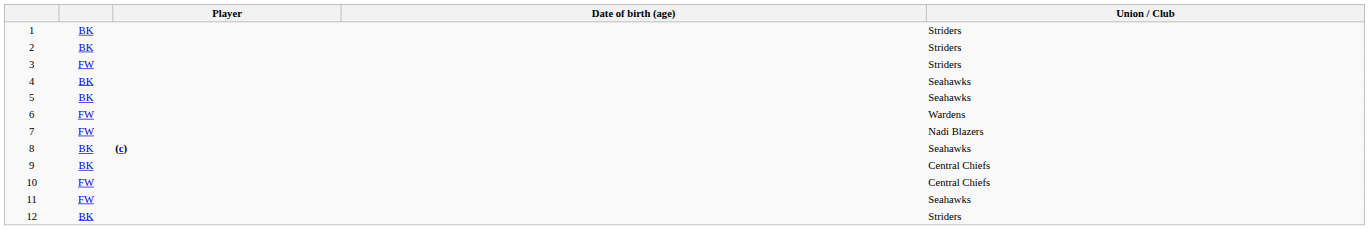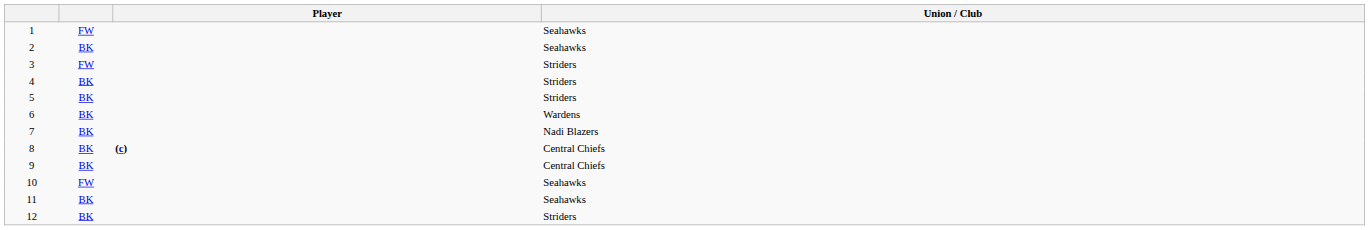- column: (634, 13)
(86, 31) BK -> (86, 31) FW
(945, 31) Striders -> (565, 31) Seahawks
(945, 47) Striders -> (565, 47) Seahawks
(950, 81) Seahawks -> (560, 81) Striders
(950, 98) Seahawks -> (560, 98) Striders
(86, 115) FW -> (86, 115) BK
(86, 132) FW -> (86, 132) BK
(950, 148) Seahawks -> (574, 148) Central Chiefs
(959, 182) Central Chiefs -> (565, 182) Seahawks
(86, 199) FW -> (86, 199) BK
